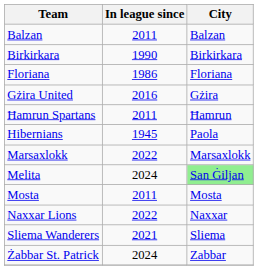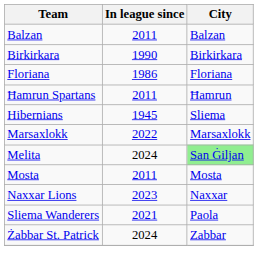- row: (40, 94)
(204, 134) Paola -> (208, 114) Sliema
(145, 214) 2022 -> (145, 194) 2023
(208, 235) Sliema -> (204, 214) Paola
